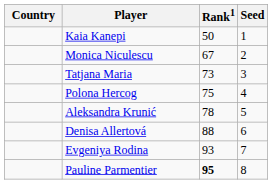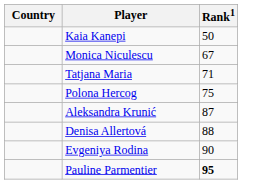- column: (253, 15)
(208, 74) 73 -> (208, 74) 71
(208, 112) 78 -> (208, 112) 87
(208, 150) 93 -> (208, 150) 90
